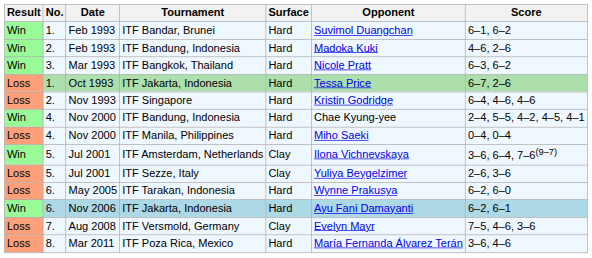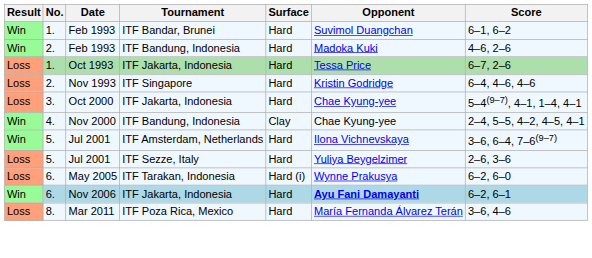- row: (92, 65)
+ row: (91, 102)
(280, 118) Hard -> (279, 121) Clay
- row: (92, 135)
(279, 154) Clay -> (280, 140) Hard
(279, 173) Clay -> (280, 159) Hard
(280, 191) Hard -> (287, 176) Hard (i)
(364, 208) normal -> (367, 194) bold
- row: (92, 226)
